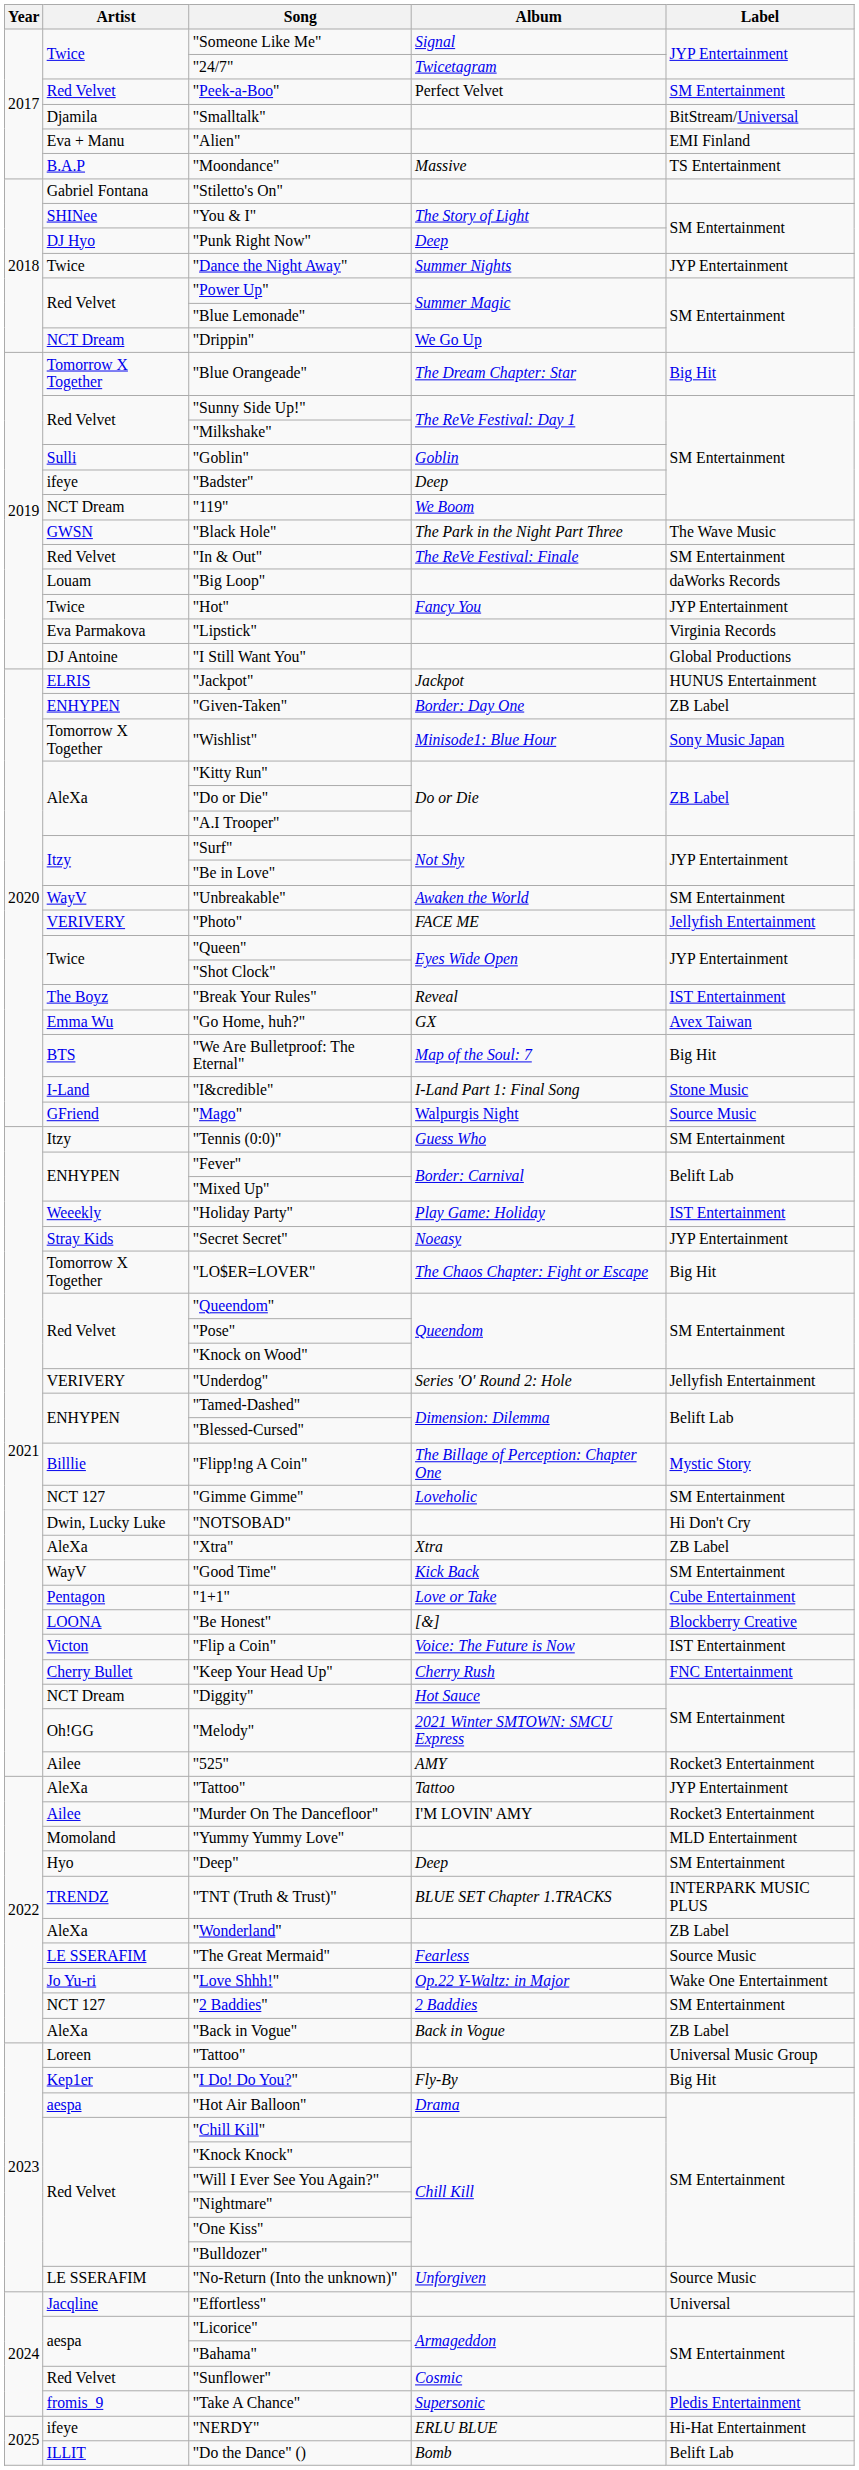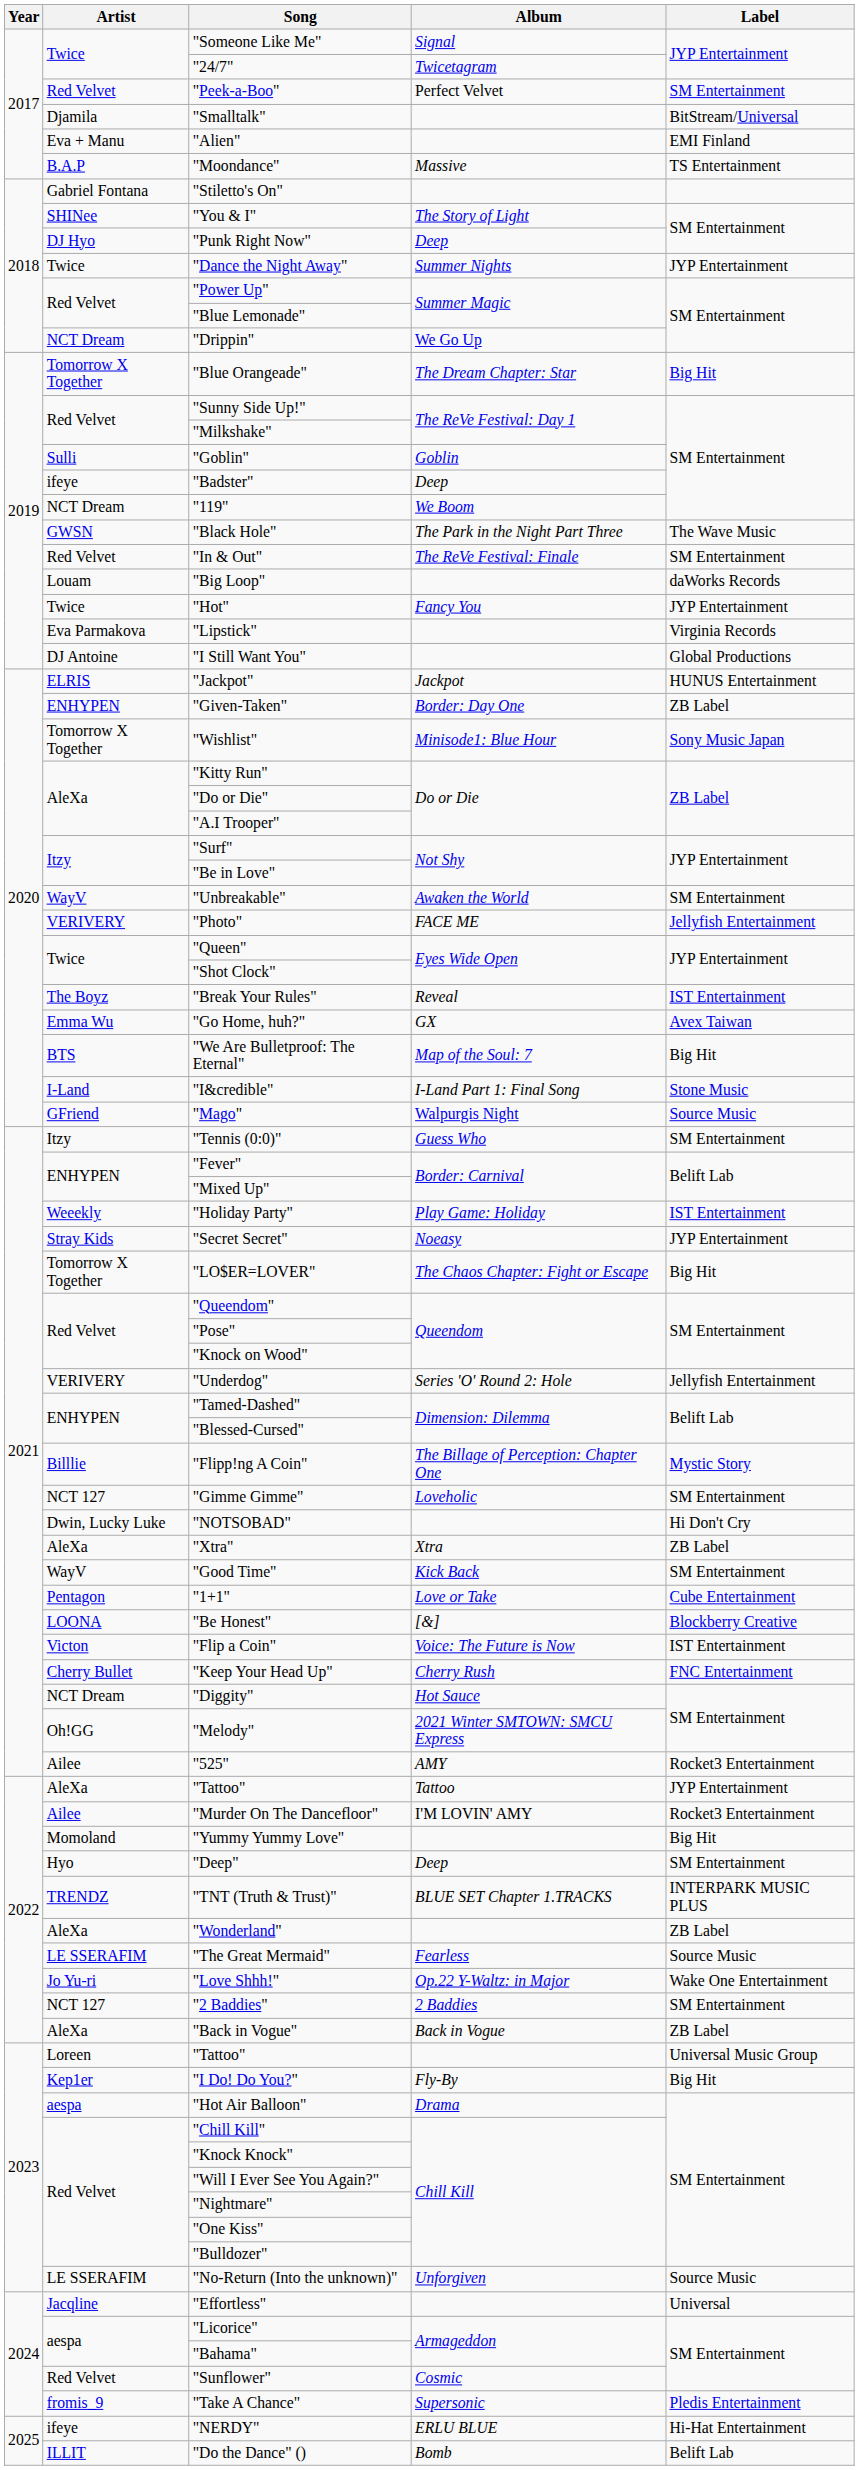(733, 1838) MLD Entertainment -> (693, 1838) Big Hit
